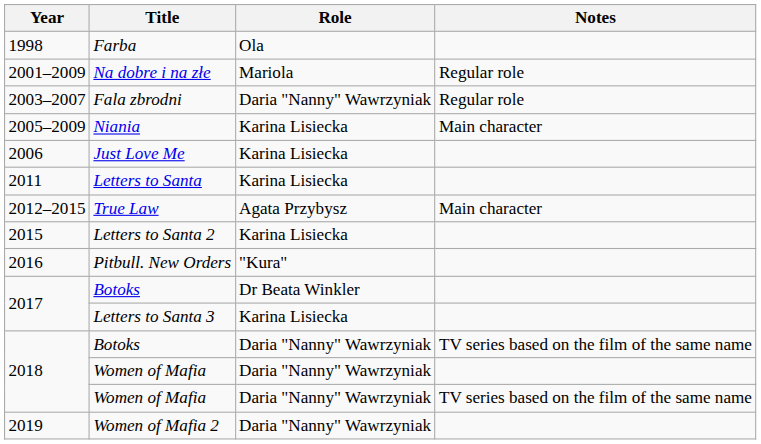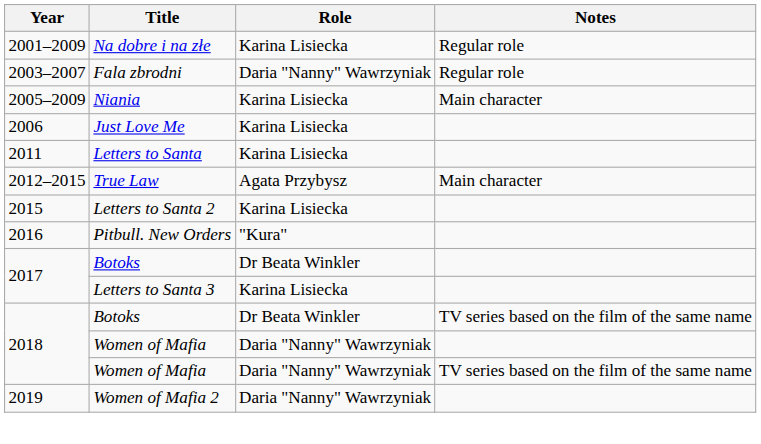- row: (115, 45)
(266, 72) Mariola -> (293, 45) Karina Lisiecka
(335, 343) Daria "Nanny" Wawrzyniak -> (299, 316) Dr Beata Winkler
